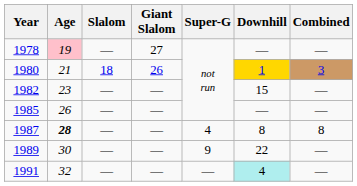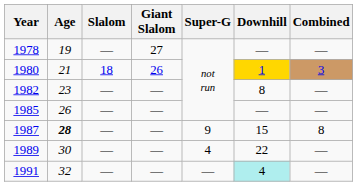(65, 49) pink background -> (65, 49) no background
(262, 89) 15 -> (262, 89) 8
(208, 130) 4 -> (208, 130) 9
(262, 130) 8 -> (262, 130) 15
(208, 150) 9 -> (208, 150) 4
